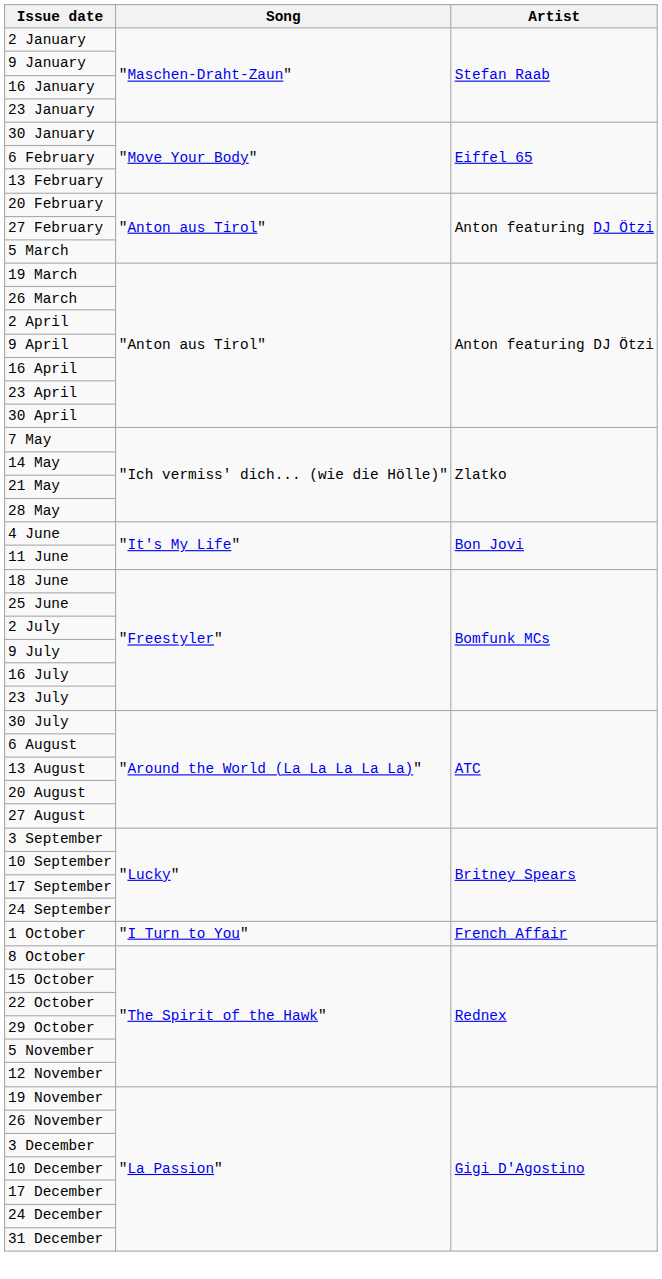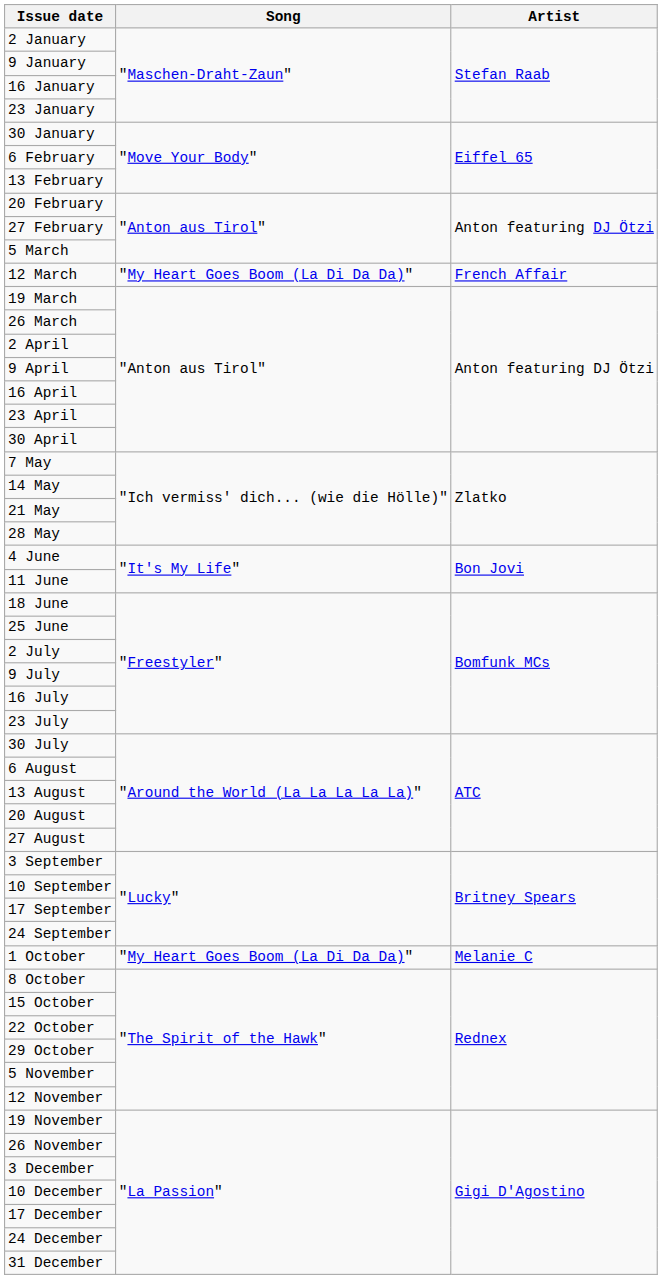+ row: (43, 275)
(184, 934) "I Turn to You" -> (266, 957) "My Heart Goes Boom (La Di Da Da)"
(511, 934) French Affair -> (494, 957) Melanie C
